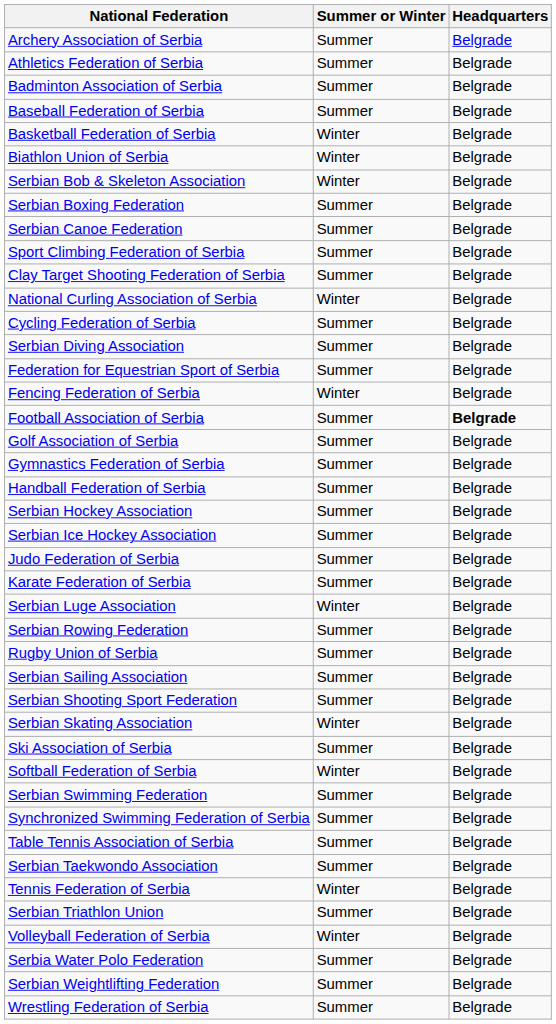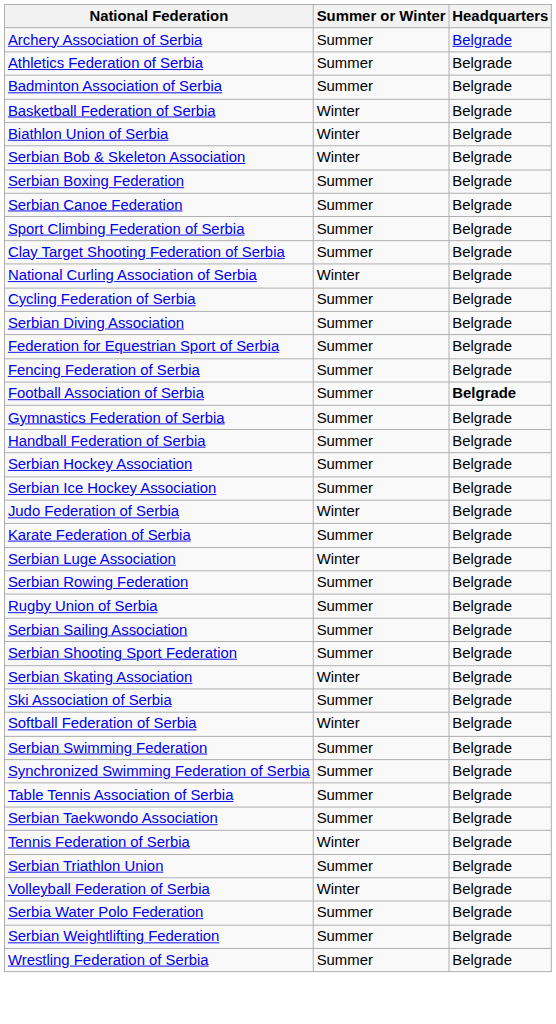- row: (106, 110)
(338, 393) Winter -> (345, 370) Summer
- row: (93, 441)
(345, 559) Summer -> (338, 511) Winter
